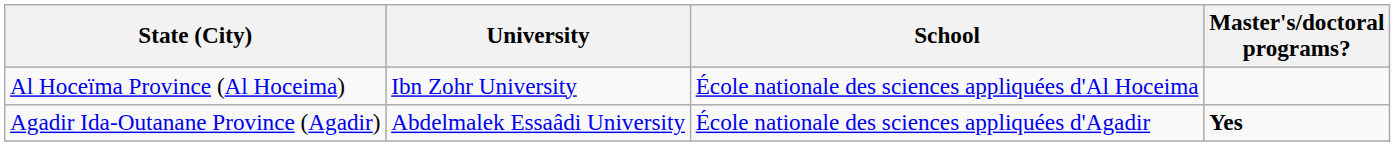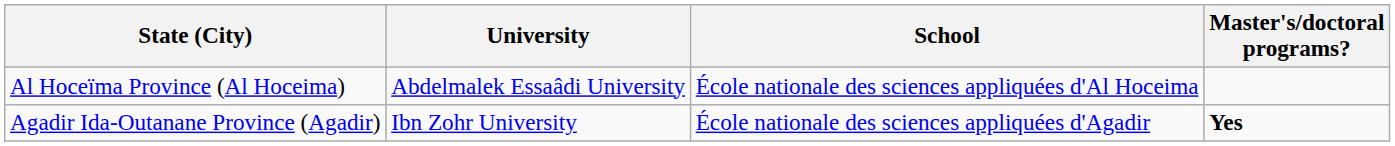(484, 85) Ibn Zohr University -> (538, 85) Abdelmalek Essaâdi University
(538, 122) Abdelmalek Essaâdi University -> (484, 122) Ibn Zohr University
